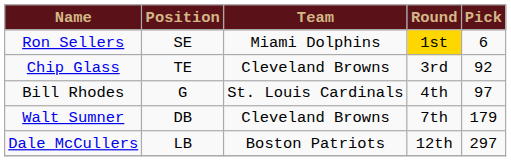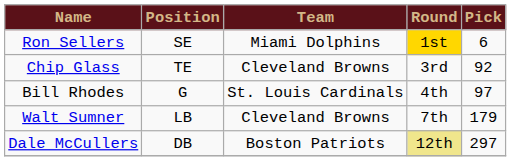(183, 118) DB -> (183, 118) LB
(183, 143) LB -> (183, 143) DB
(434, 143) no background -> (434, 143) khaki background
